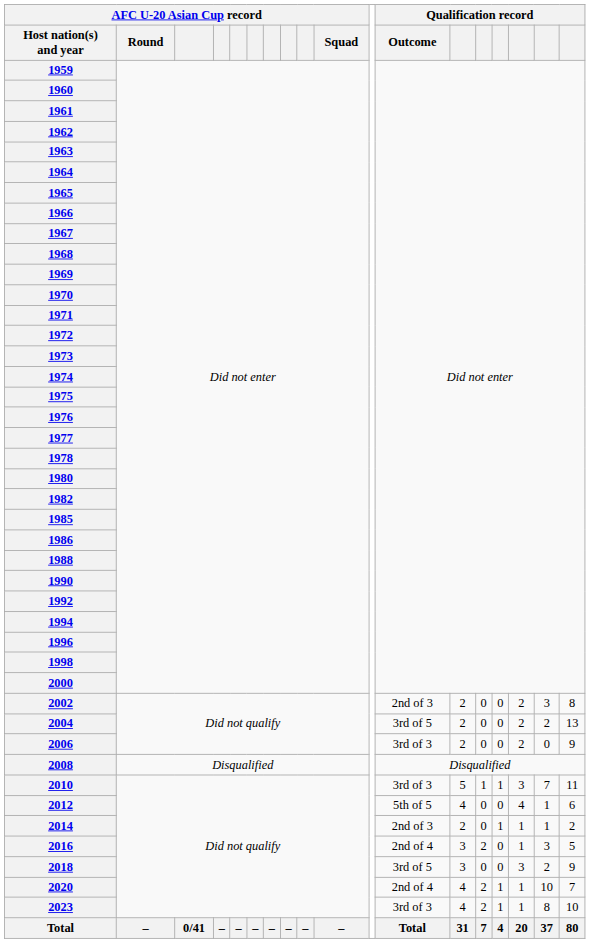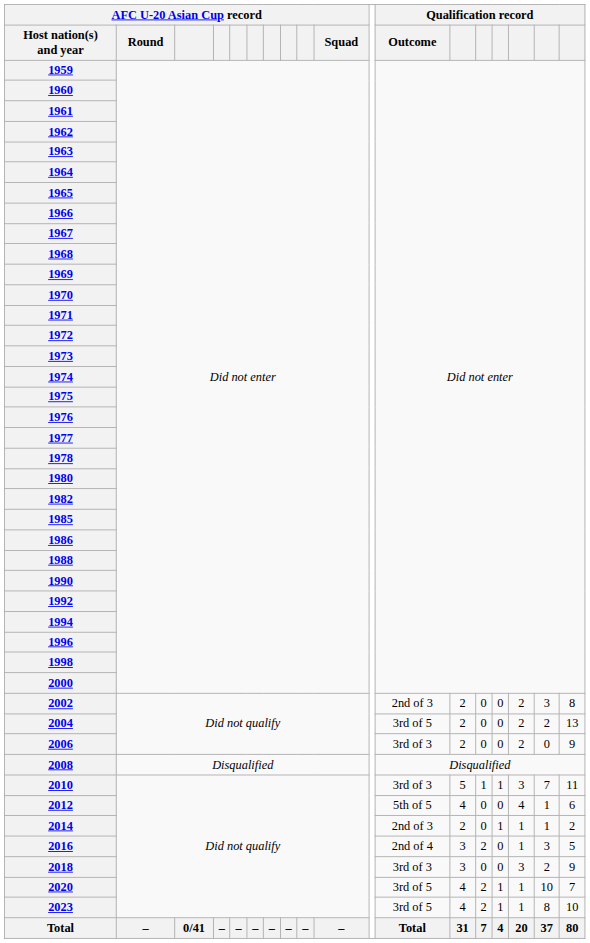(412, 867) 3rd of 5 -> (412, 867) 3rd of 3
(412, 887) 2nd of 4 -> (412, 887) 3rd of 5
(412, 907) 3rd of 3 -> (412, 907) 3rd of 5
